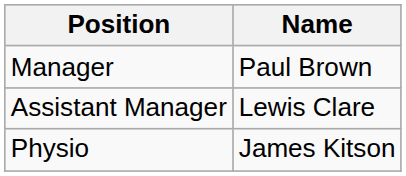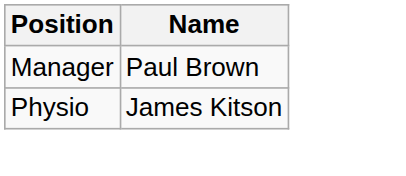- row: (119, 107)
